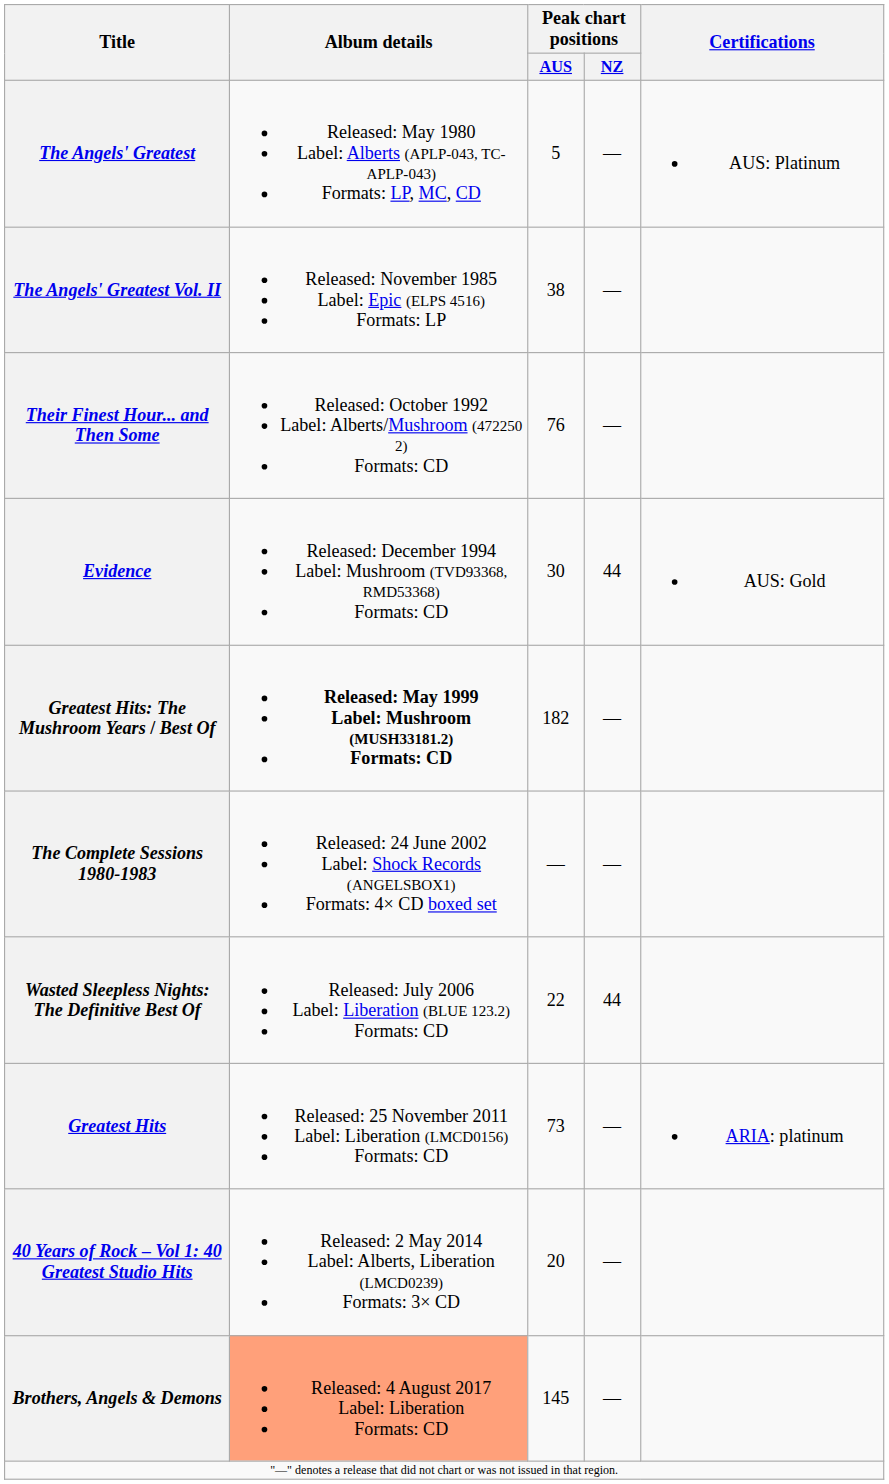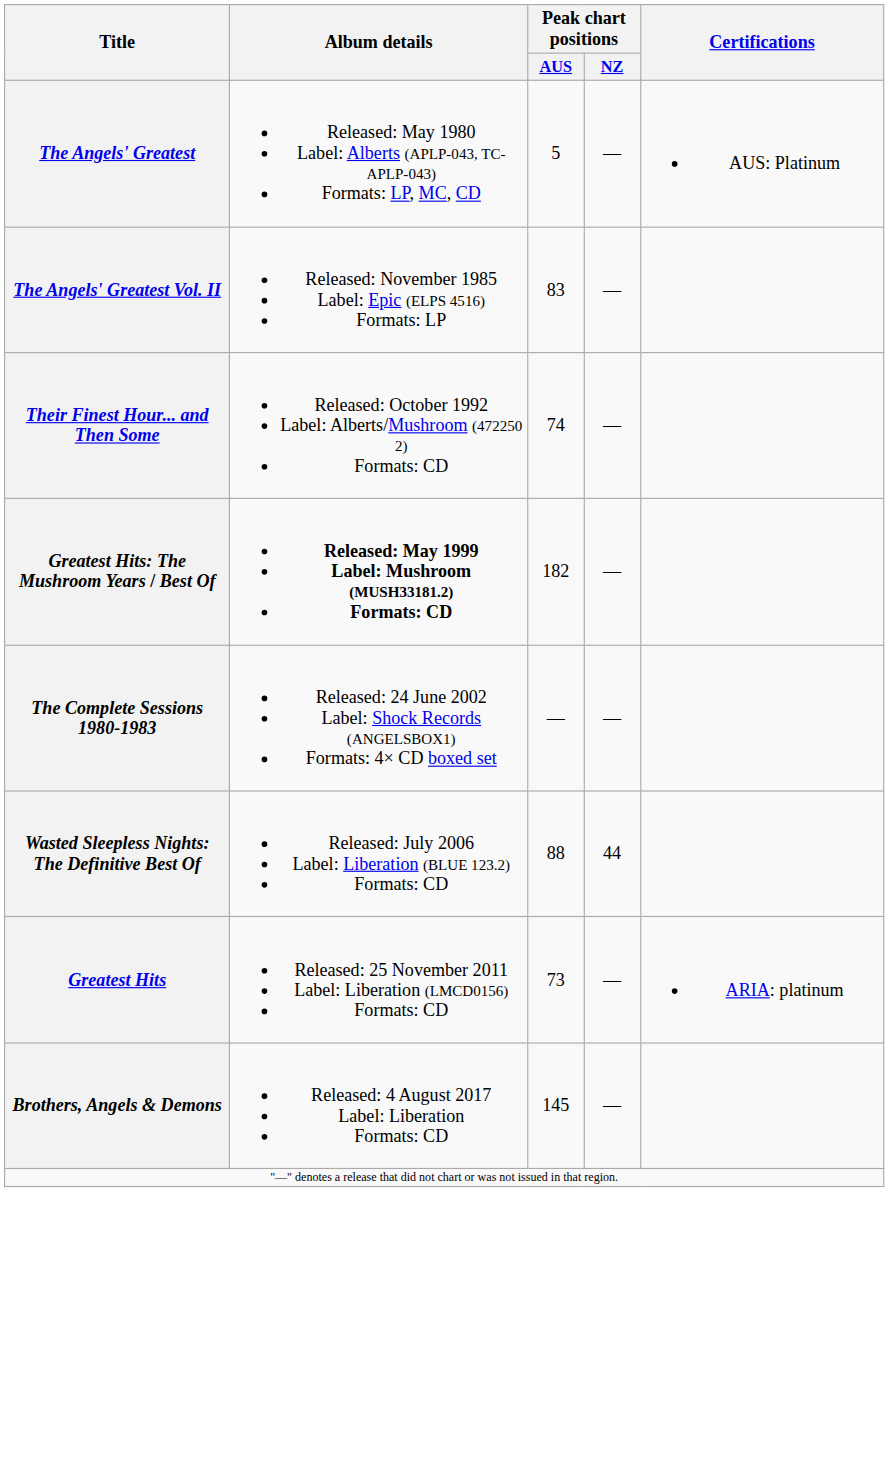(556, 289) 38 -> (556, 289) 83
(556, 425) 76 -> (556, 425) 74
- row: (117, 571)
(556, 1000) 22 -> (556, 853) 88
- row: (117, 1261)
(379, 1408) lightsalmon background -> (379, 1116) no background
